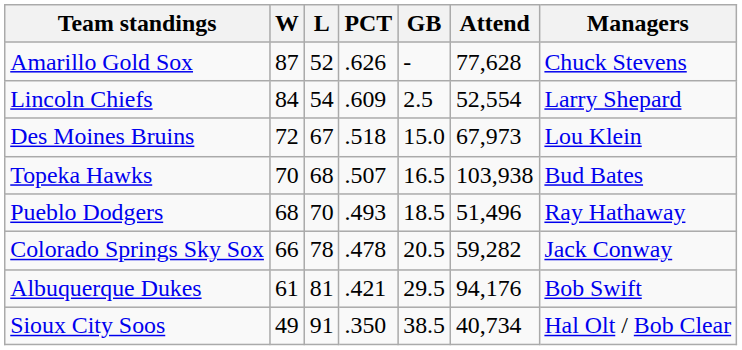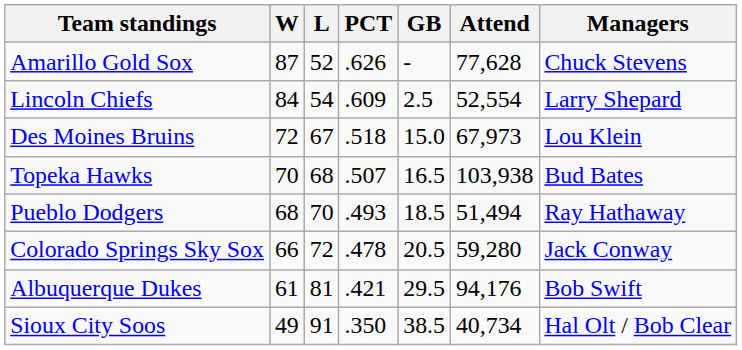(489, 212) 51,496 -> (489, 212) 51,494
(322, 250) 78 -> (322, 250) 72
(489, 250) 59,282 -> (489, 250) 59,280
